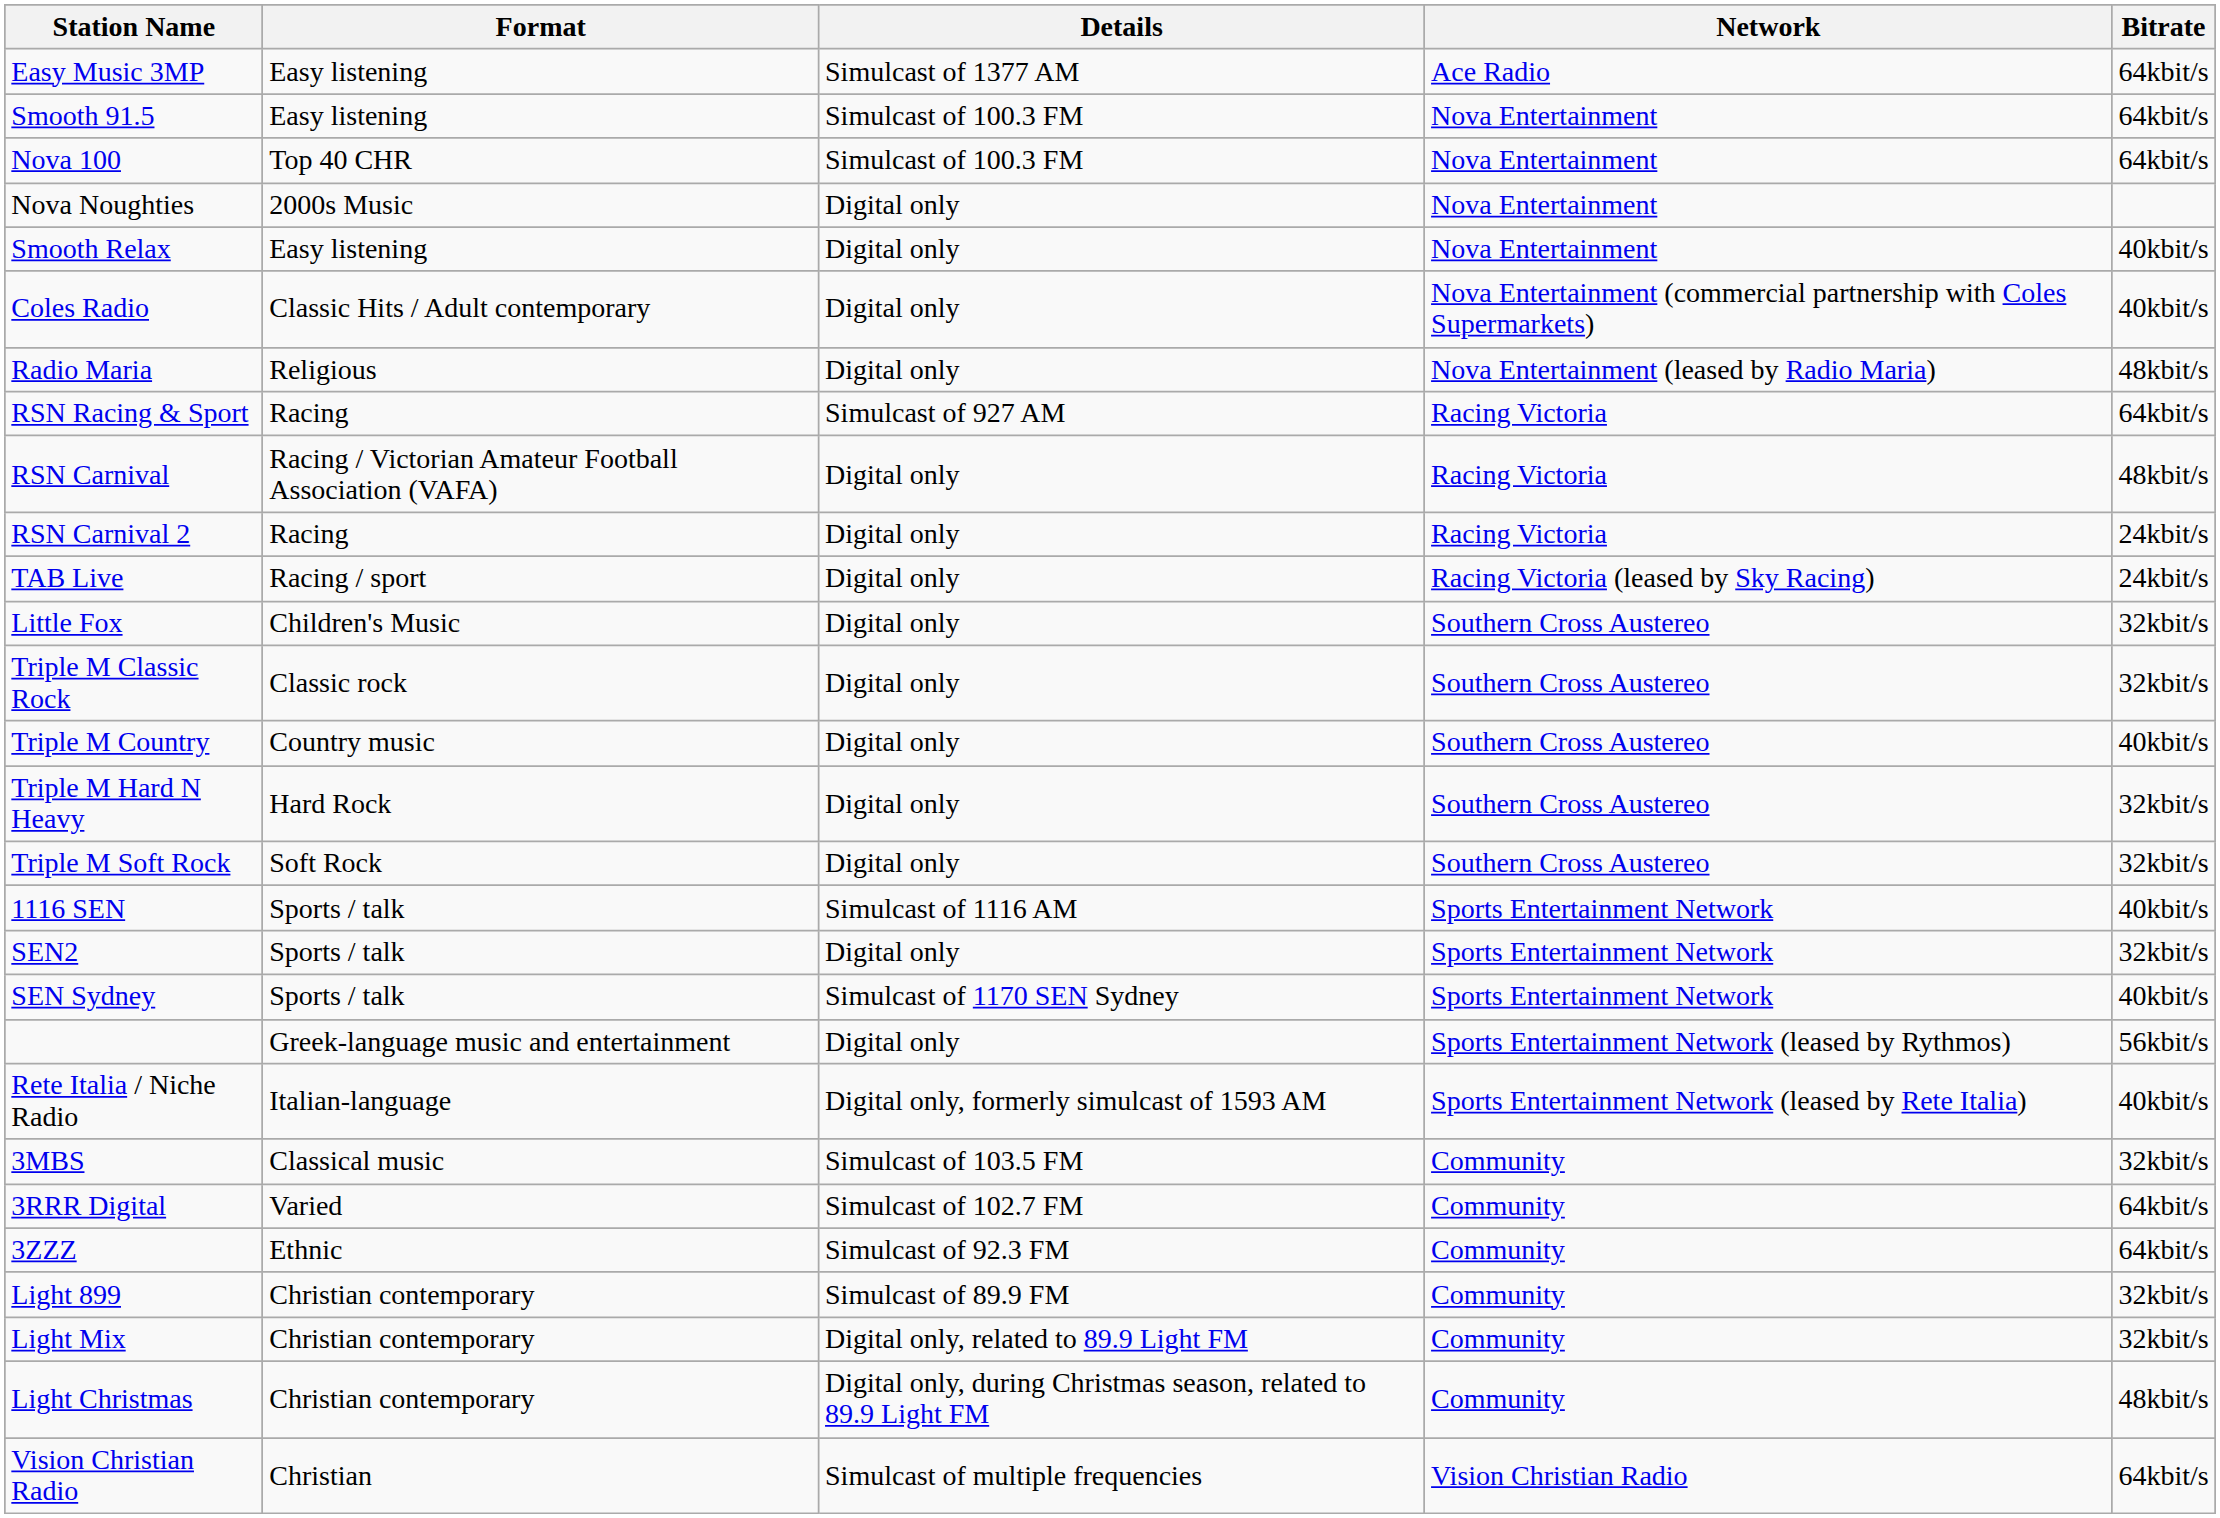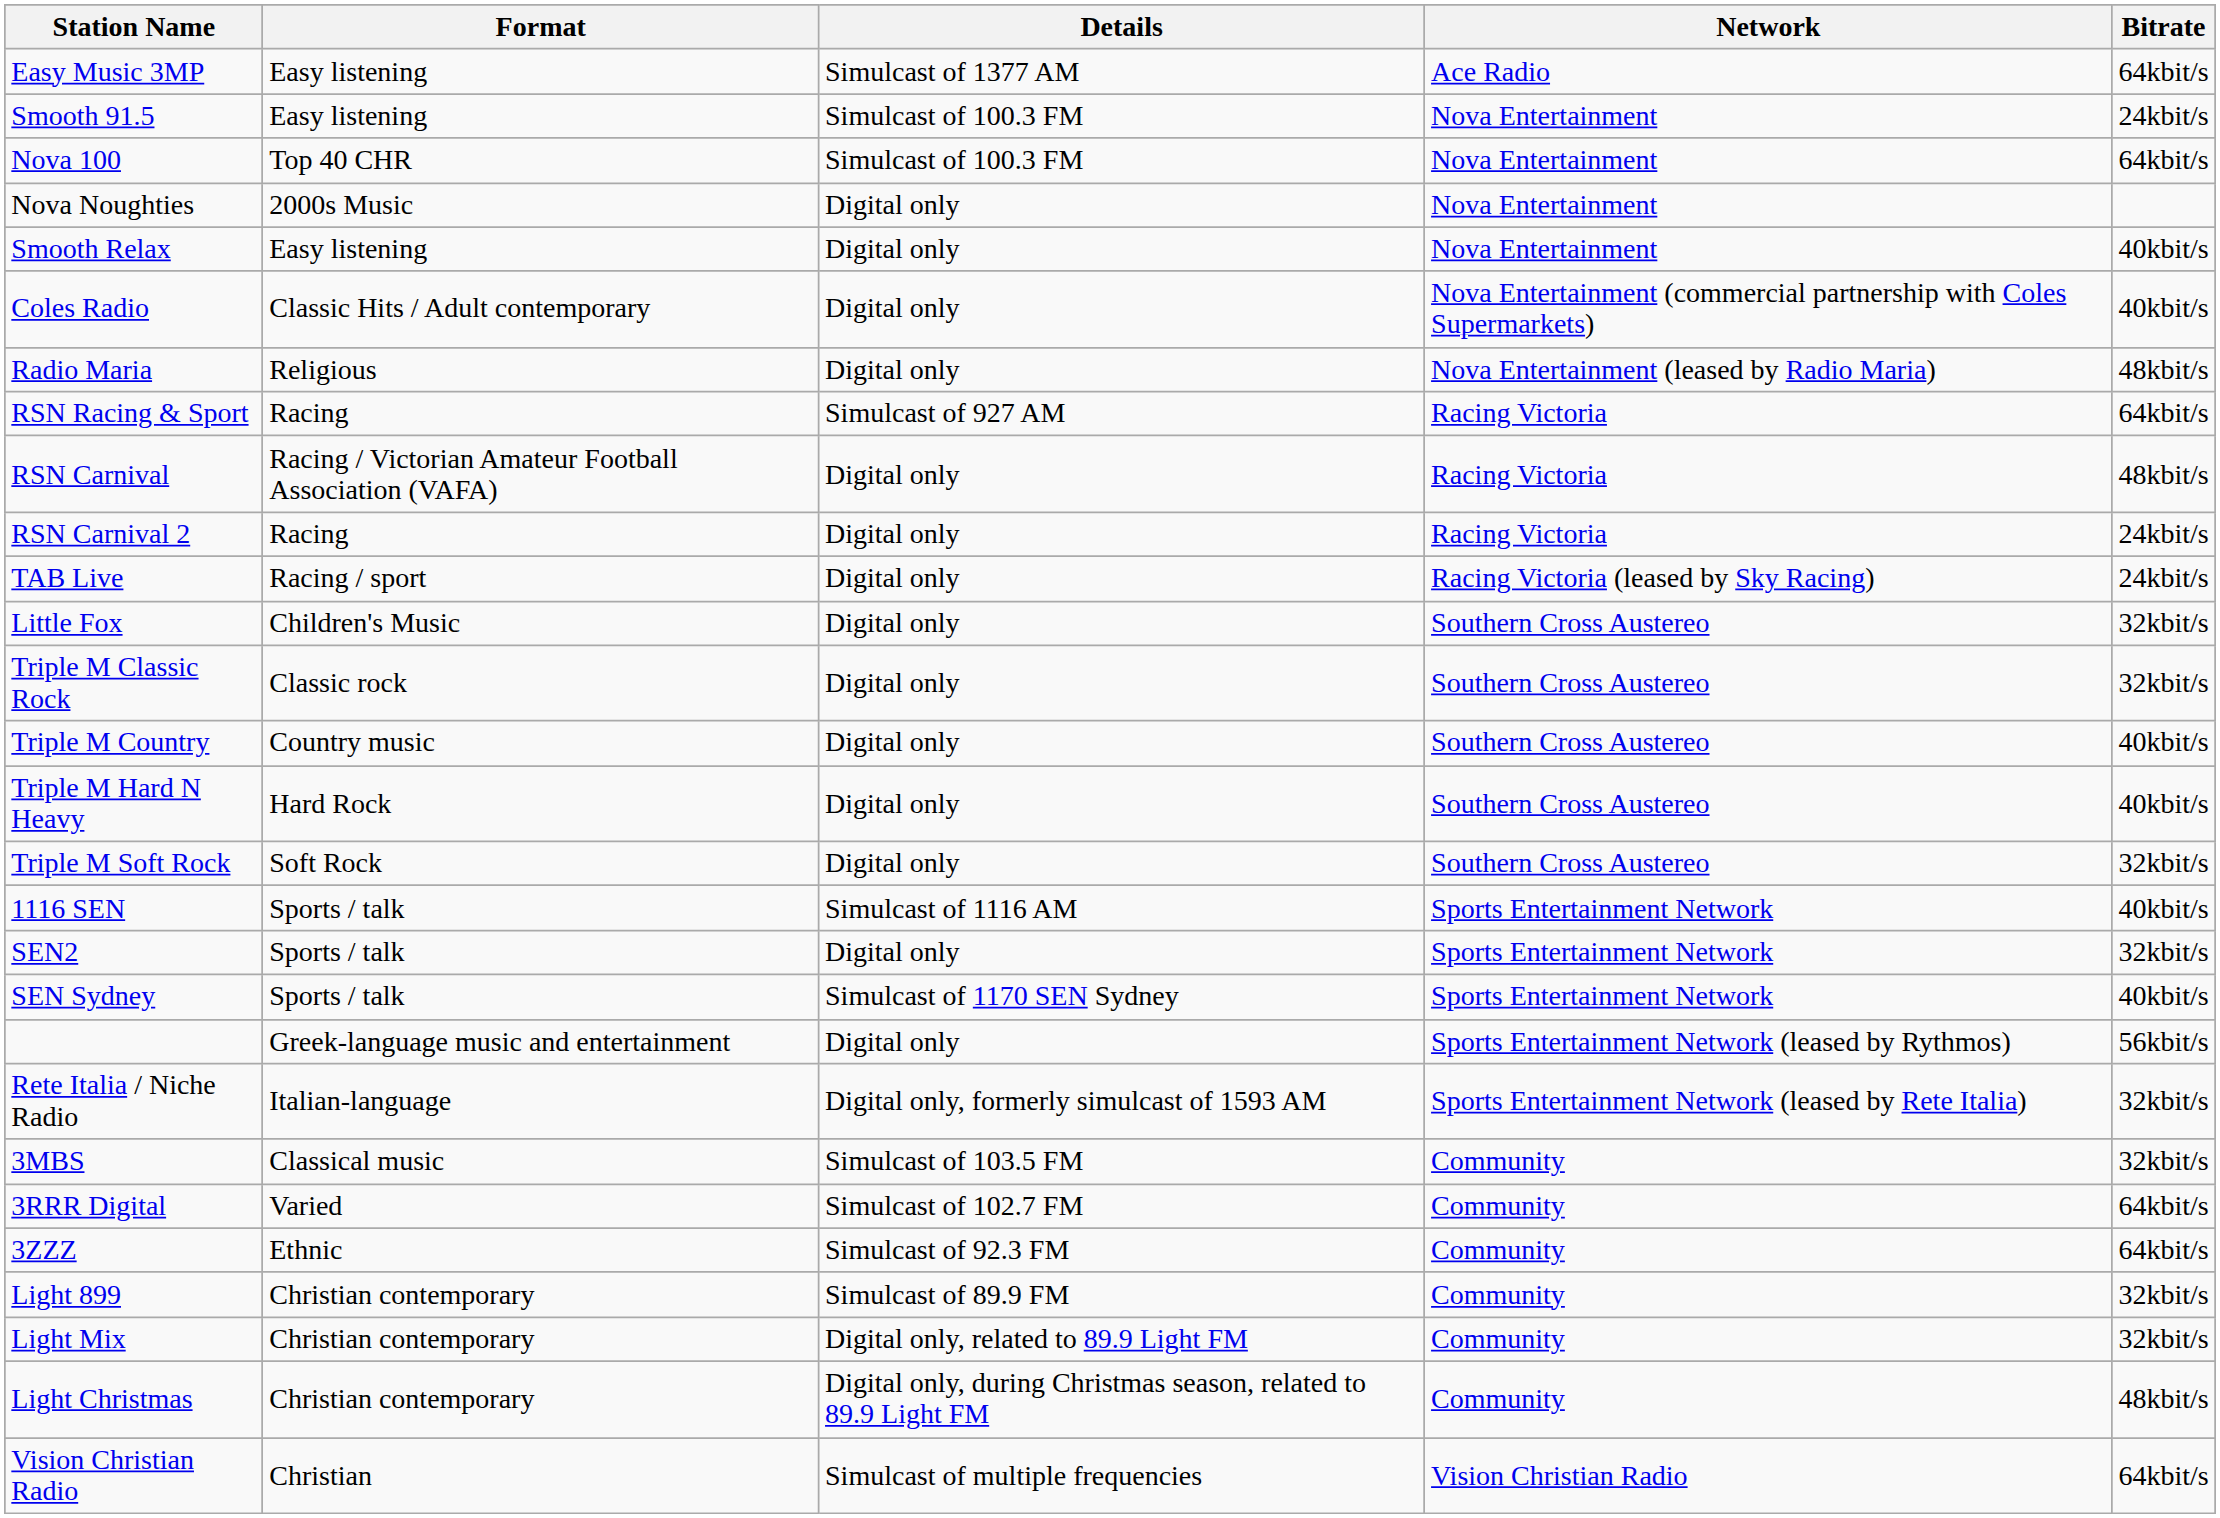(2164, 115) 64kbit/s -> (2164, 115) 24kbit/s
(2164, 803) 32kbit/s -> (2164, 803) 40kbit/s
(2164, 1100) 40kbit/s -> (2164, 1100) 32kbit/s
